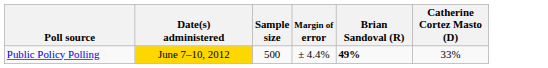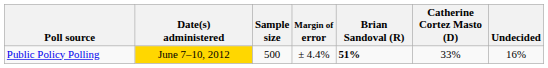+ column: (516, 37)
(349, 54) 49% -> (349, 54) 51%
